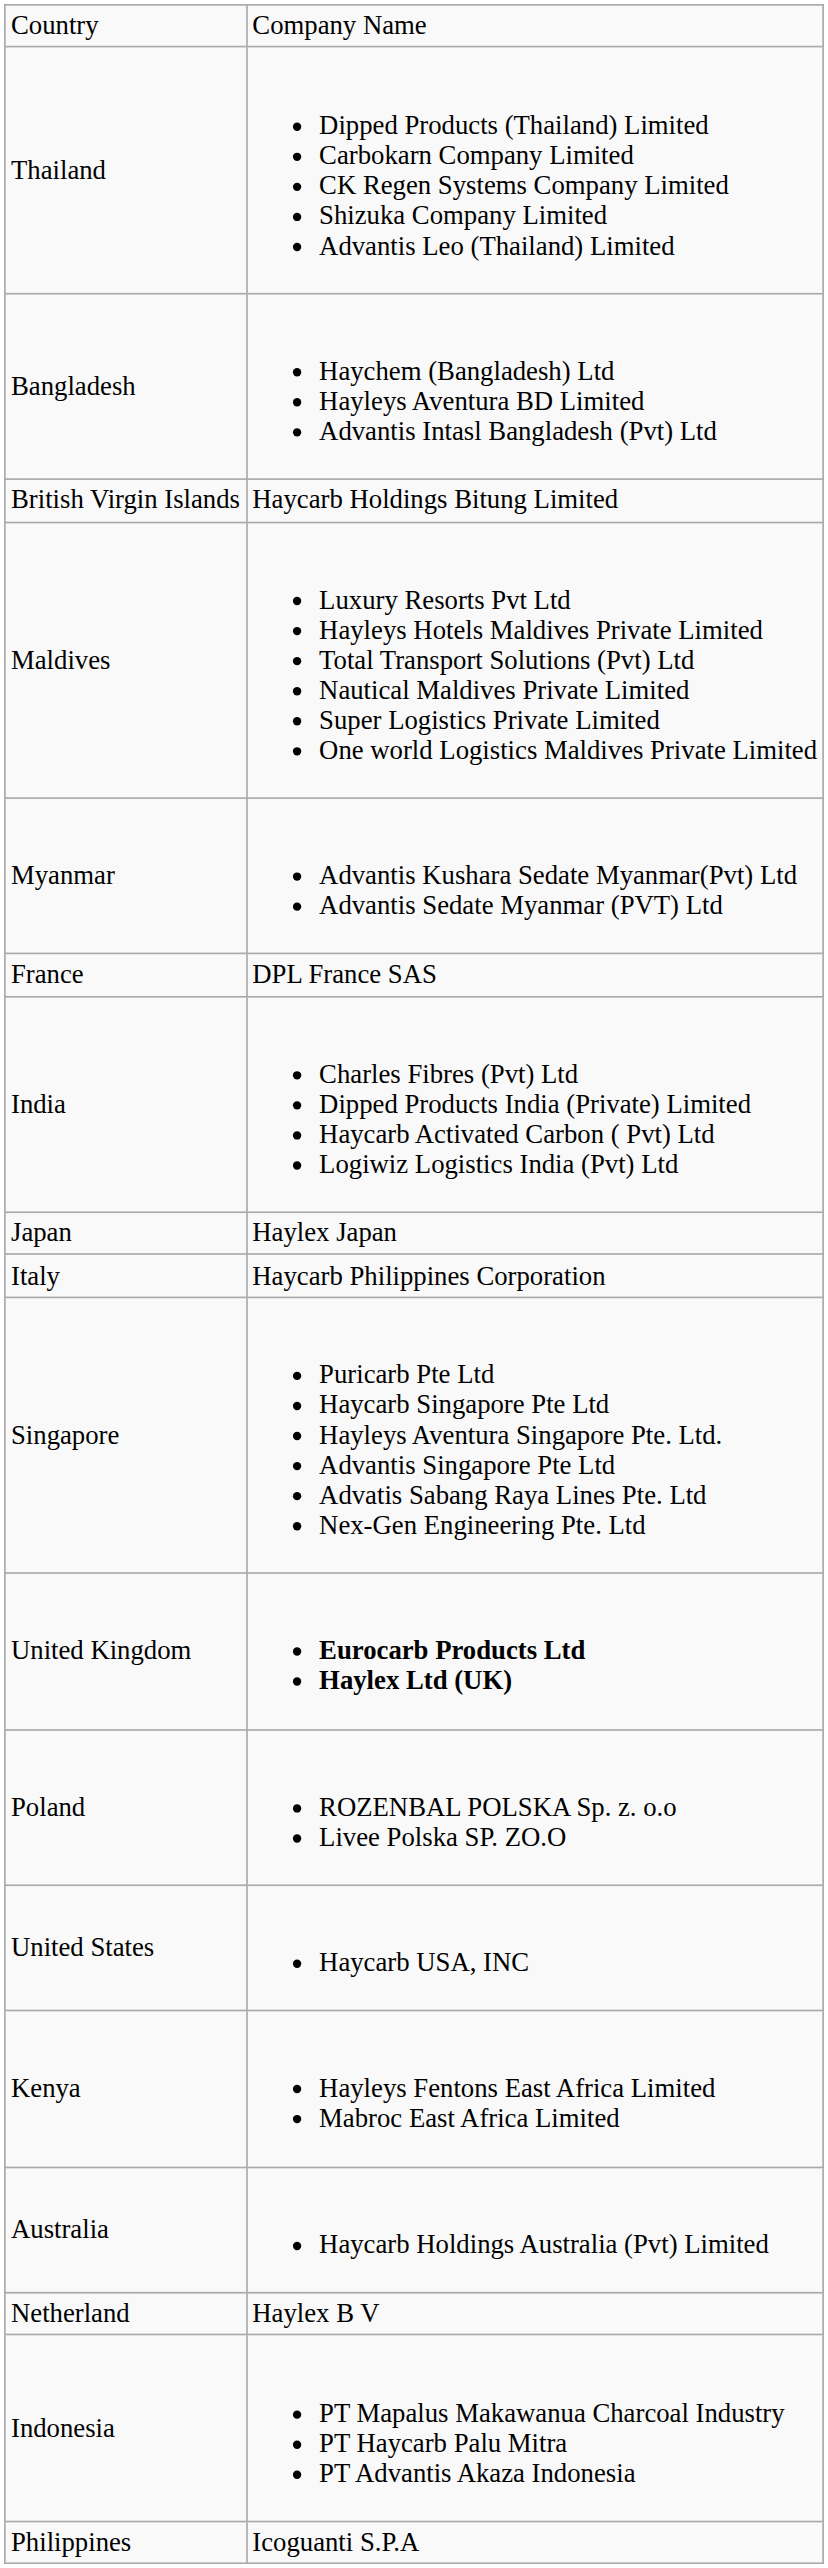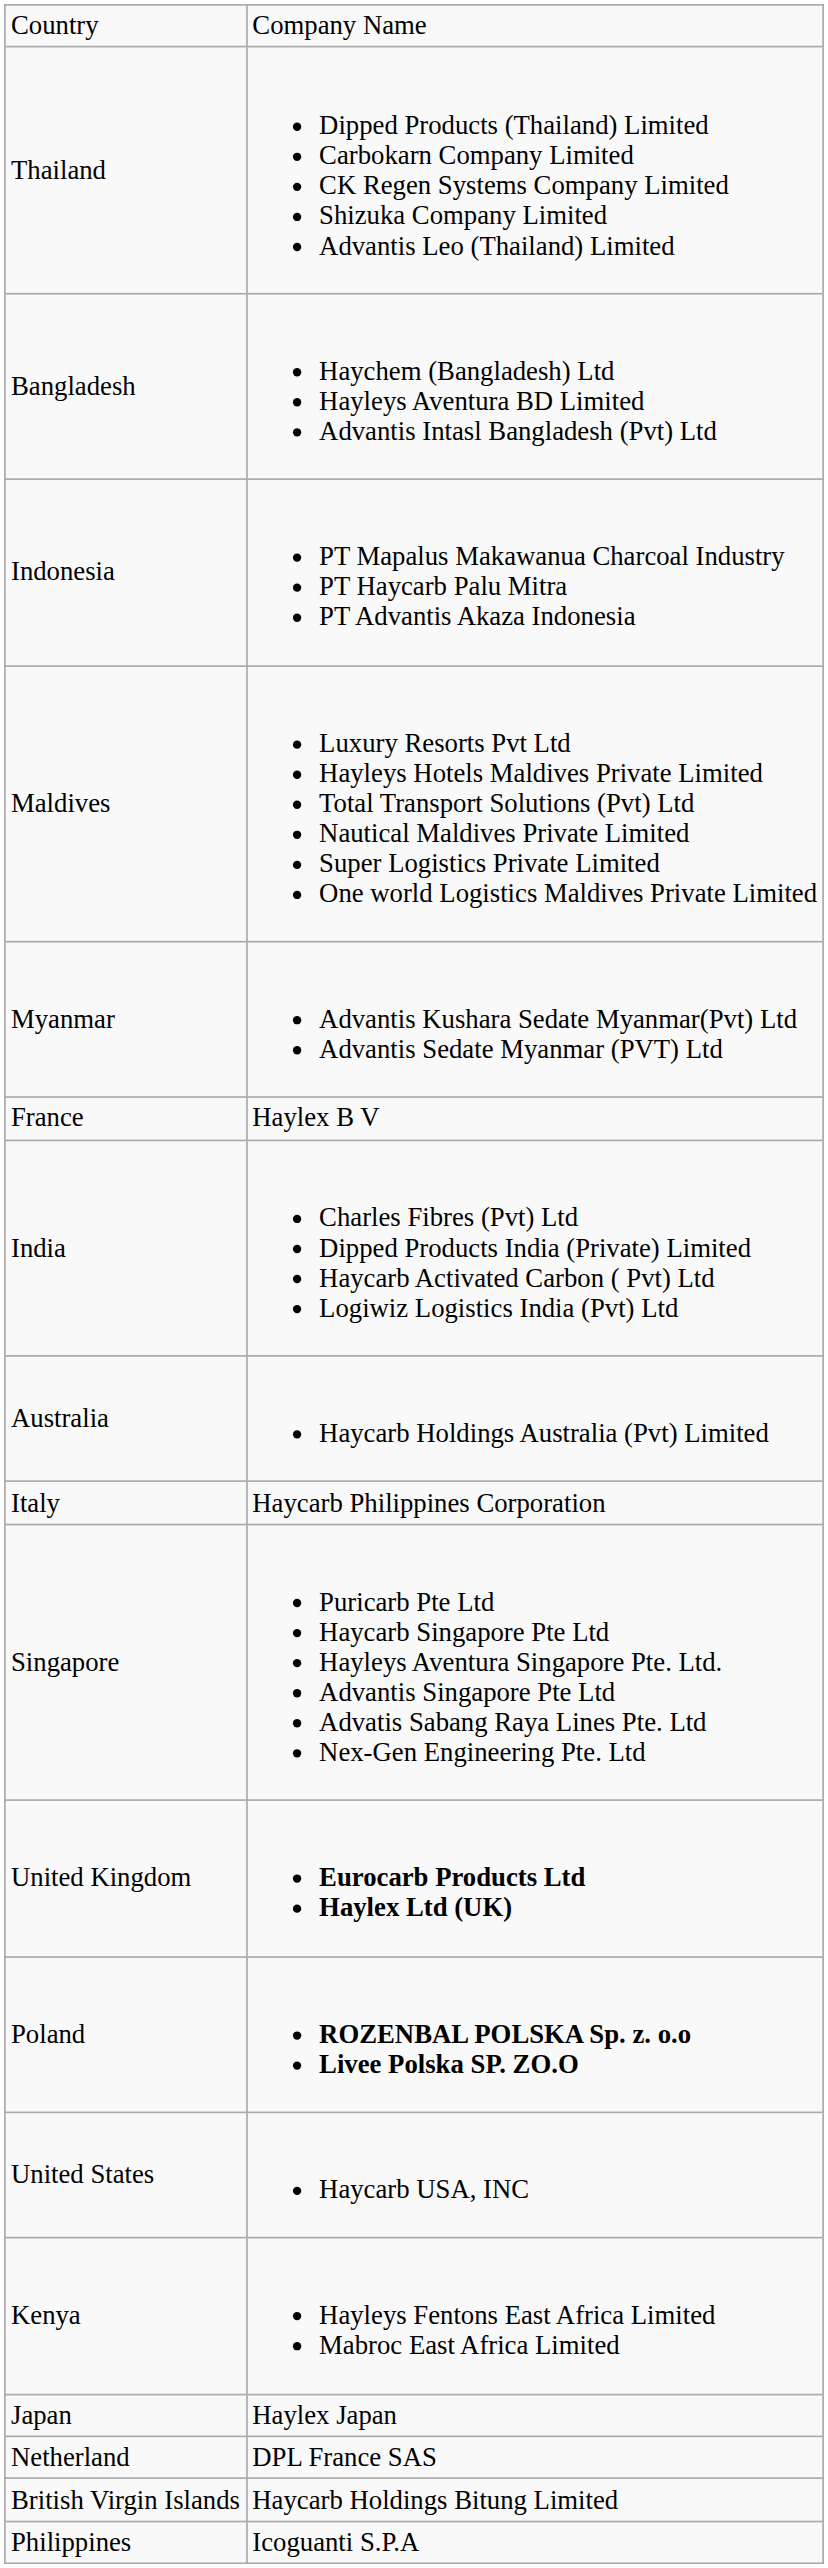rows swapped: (63, 2427) <-> (125, 500)
(345, 974) DPL France SAS -> (316, 1118) Haylex B V
rows swapped: (60, 2229) <-> (41, 1233)
(535, 1822) normal -> (535, 2049) bold
(316, 2313) Haylex B V -> (345, 2457) DPL France SAS
